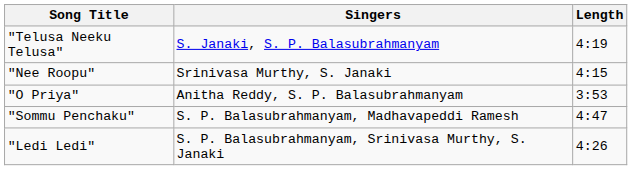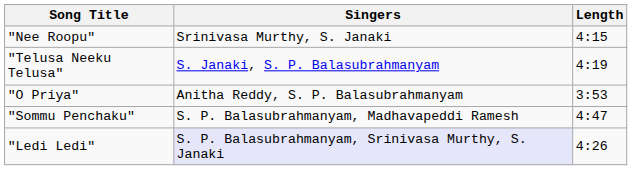rows swapped: (59, 45) <-> (51, 74)
(352, 146) no background -> (352, 146) lavender background
